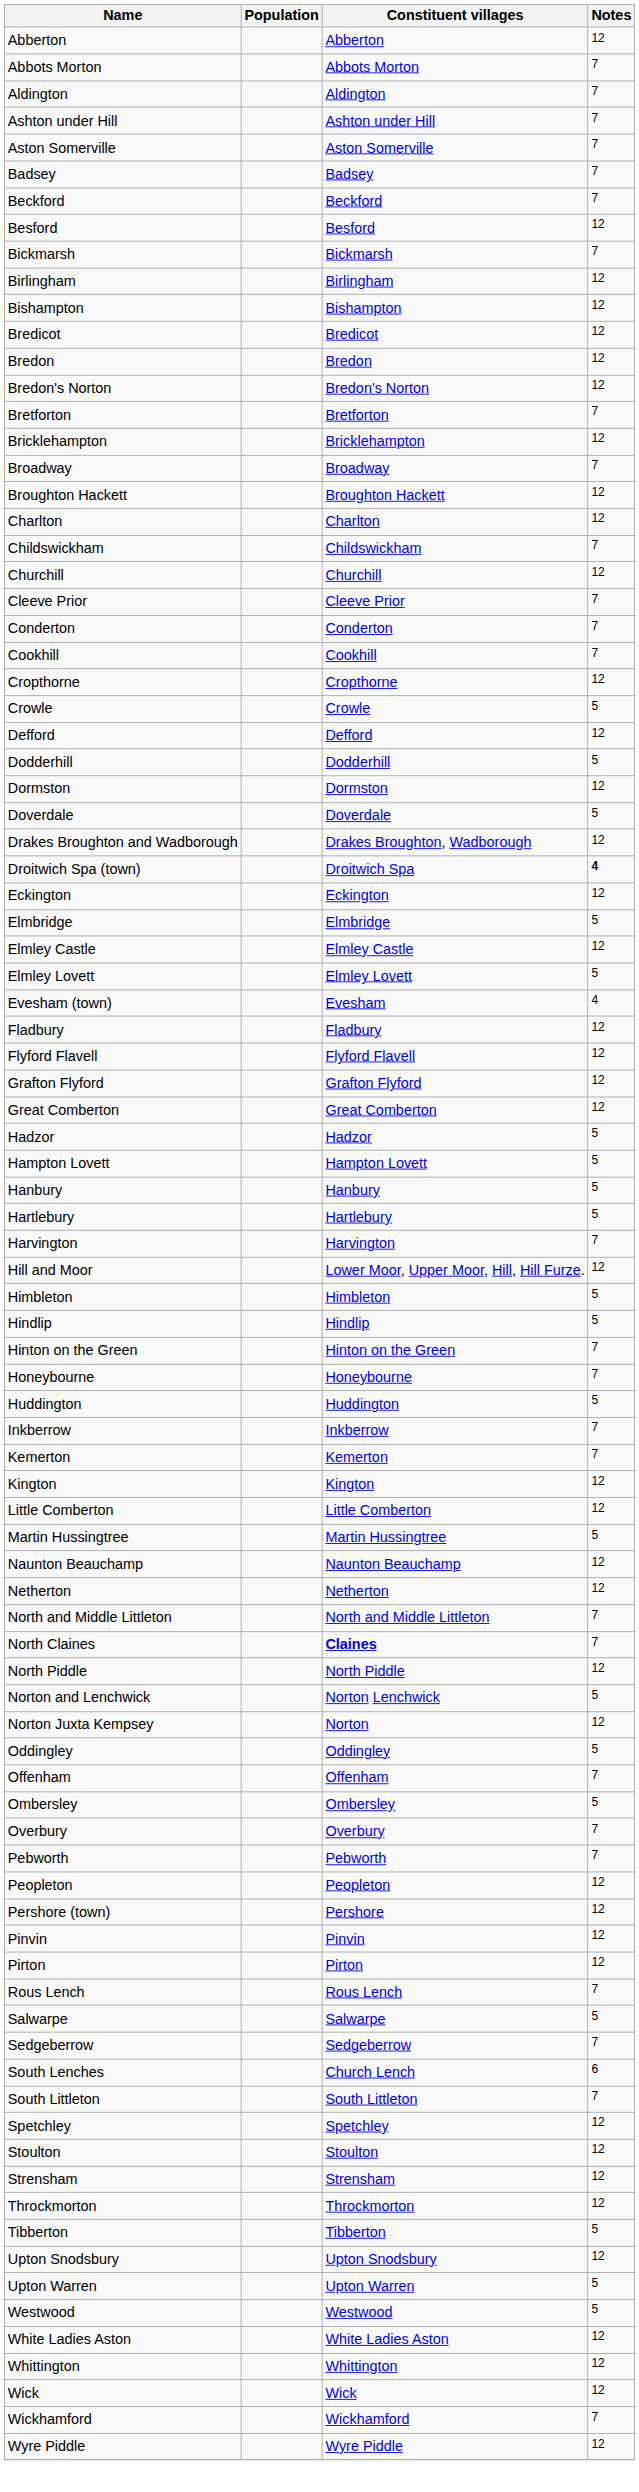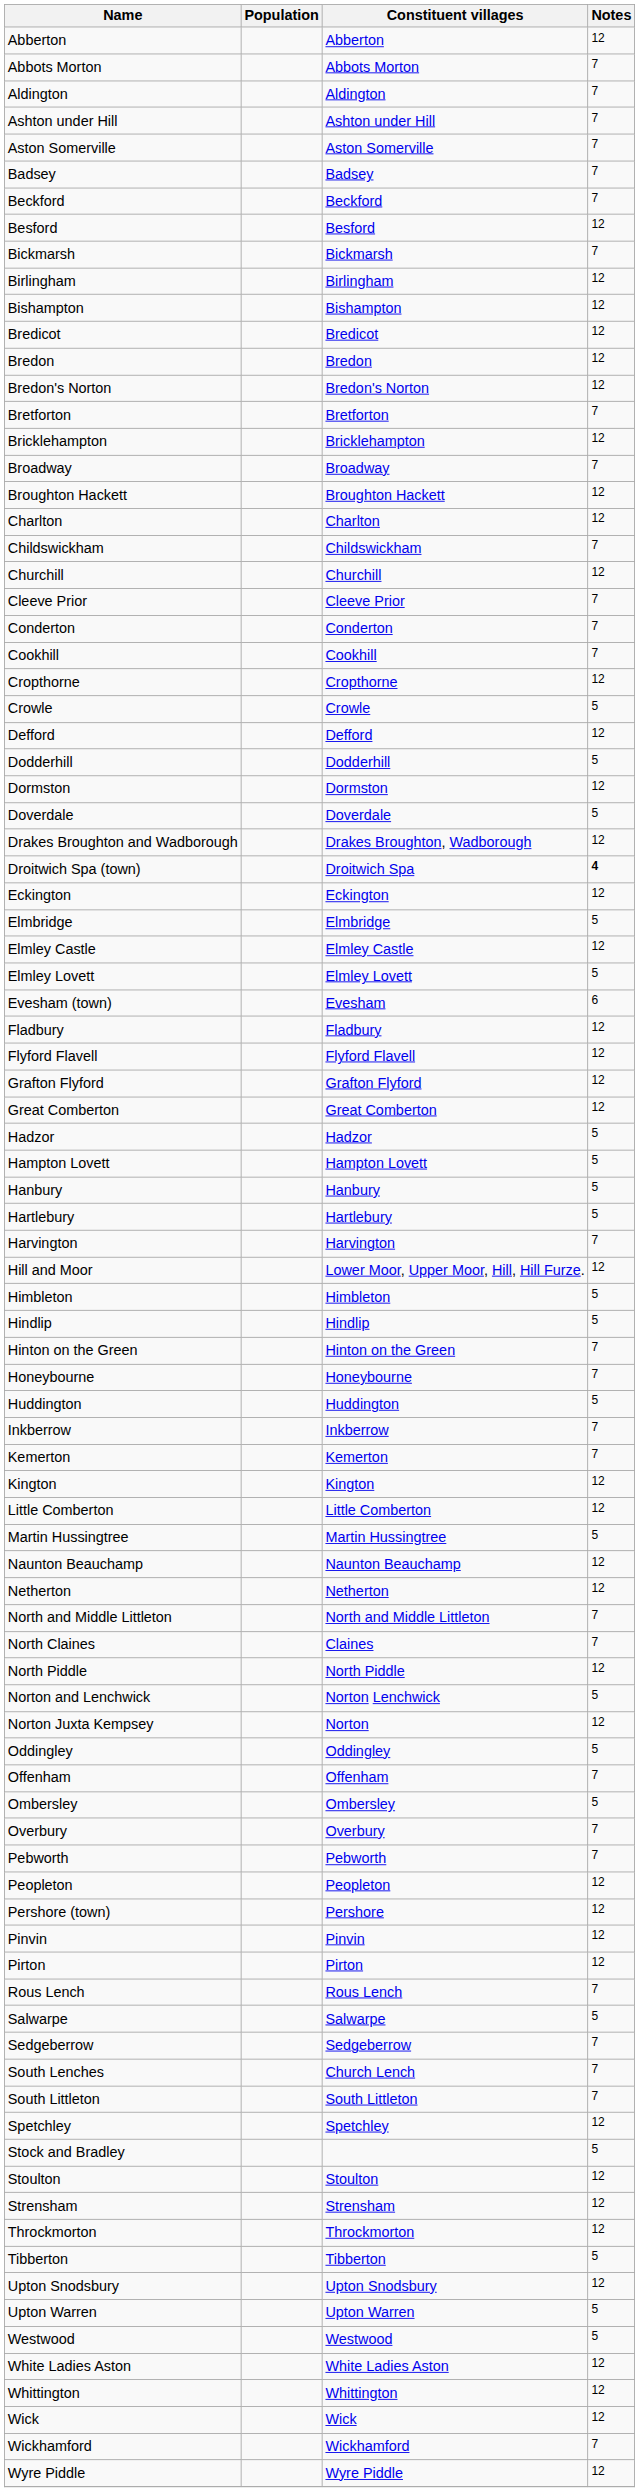(595, 1000) 4 -> (595, 1000) 6
(351, 1644) bold -> (349, 1644) normal
(595, 2069) 6 -> (595, 2069) 7
+ row: (66, 2152)
